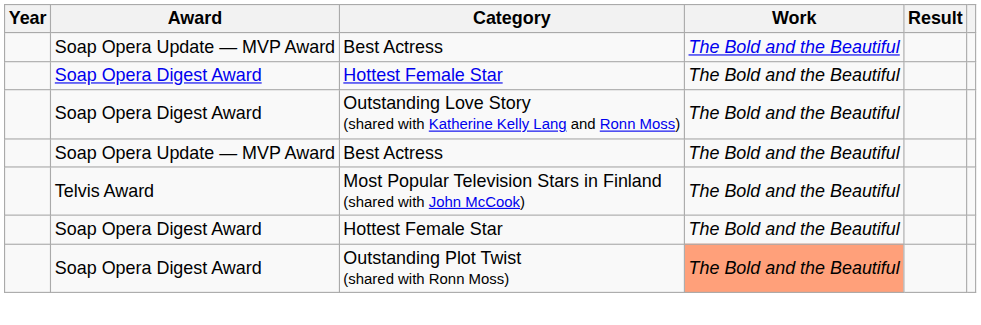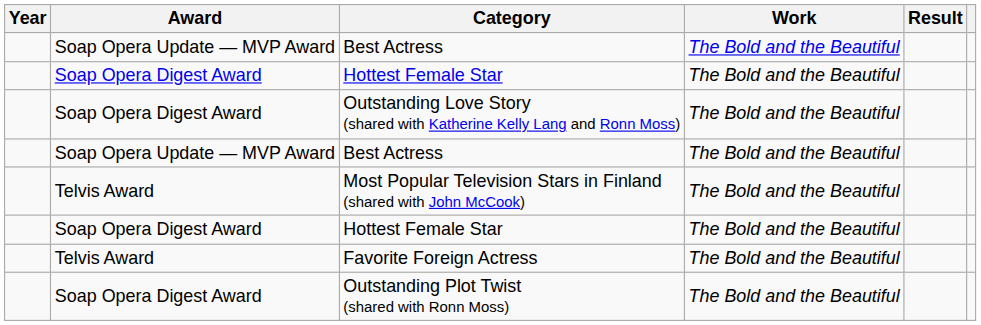+ row: (104, 257)
(794, 268) lightsalmon background -> (794, 296) no background
